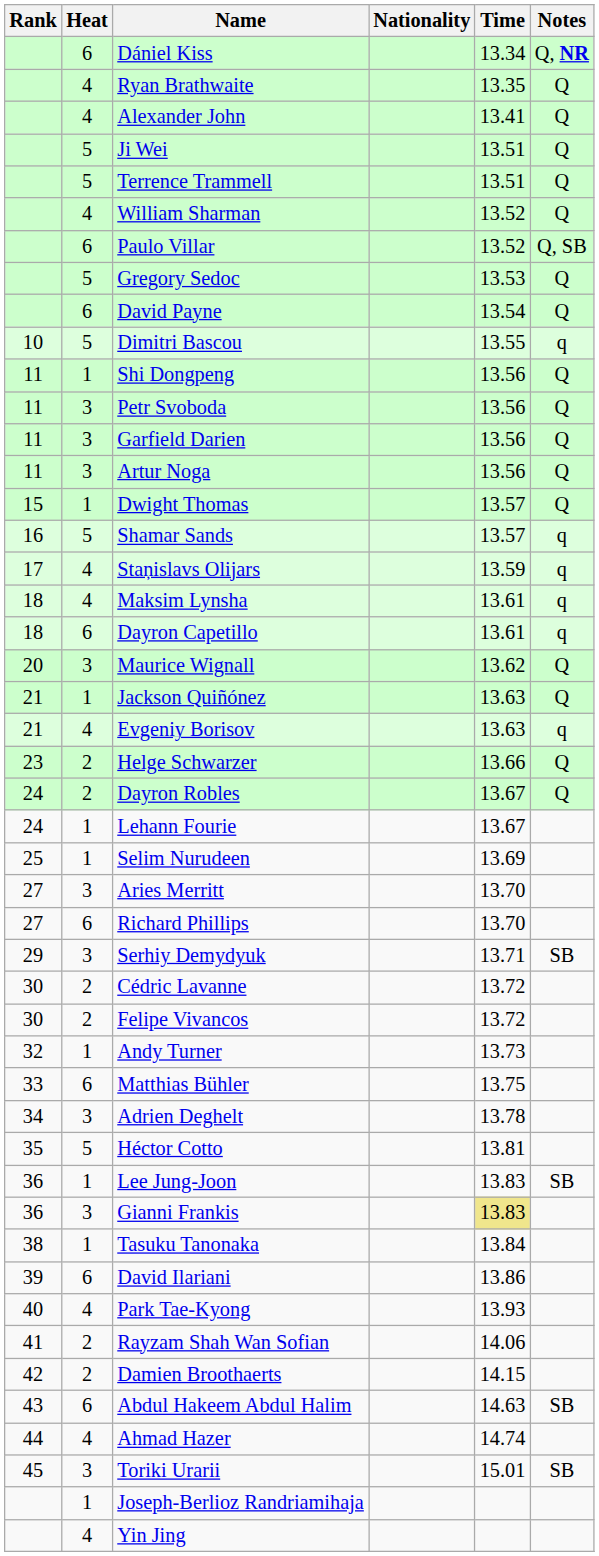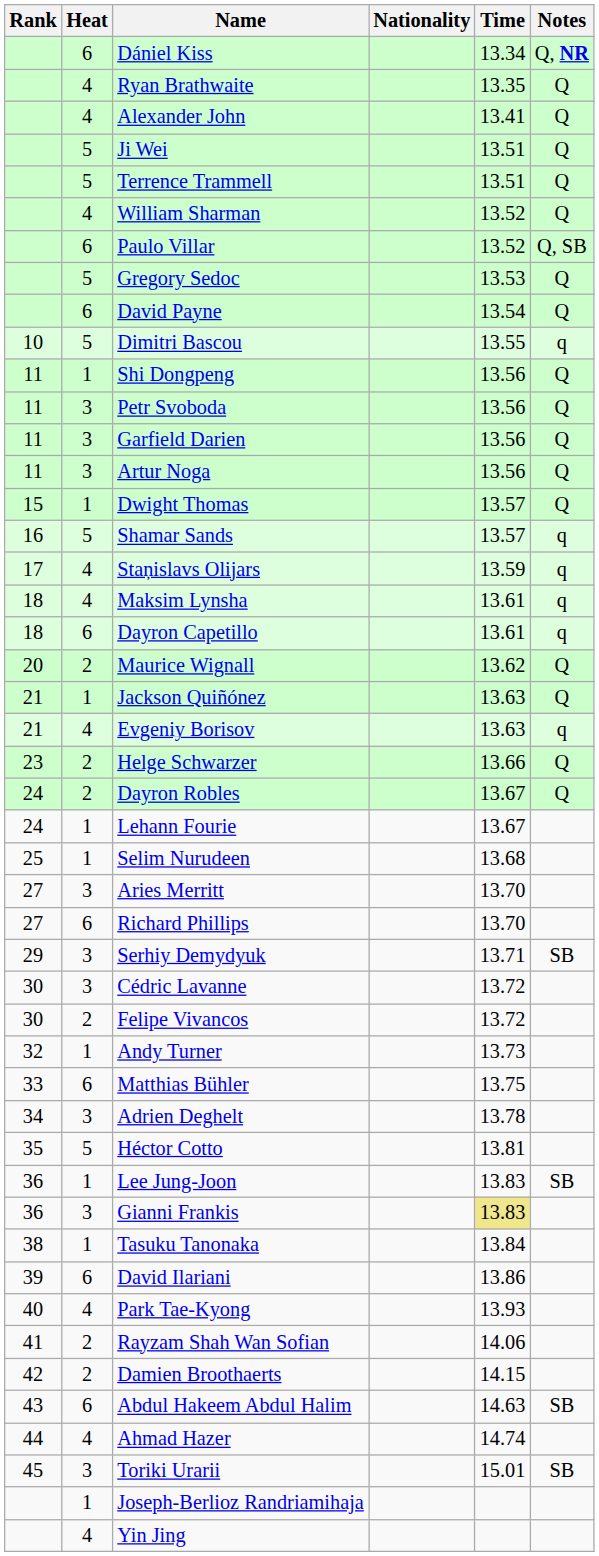(87, 665) 3 -> (87, 665) 2
(503, 858) 13.69 -> (503, 858) 13.68
(87, 987) 2 -> (87, 987) 3
